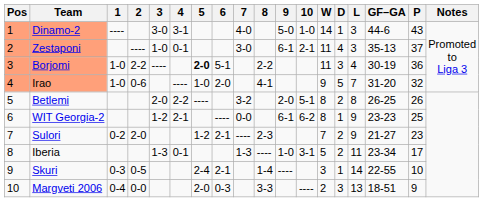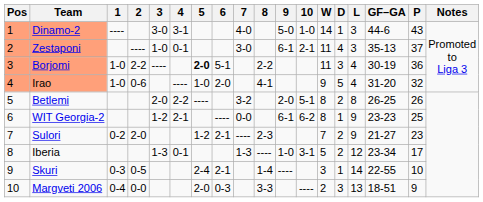(353, 83) 7 -> (353, 83) 4
(356, 153) 11 -> (357, 153) 12
